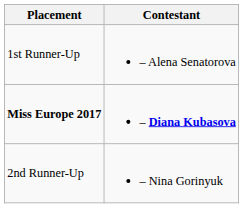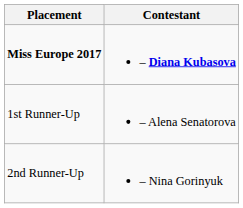rows swapped: (54, 114) <-> (44, 54)
